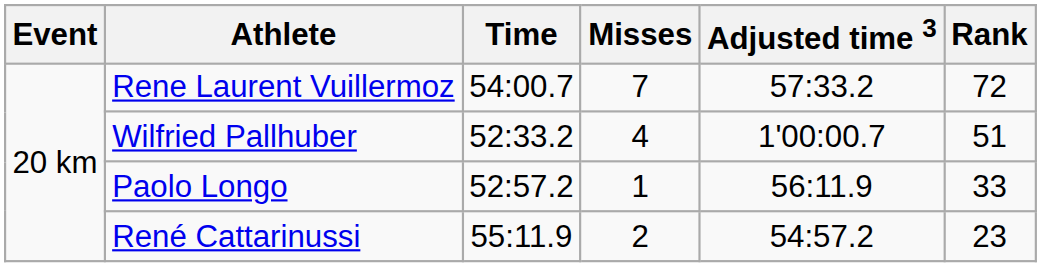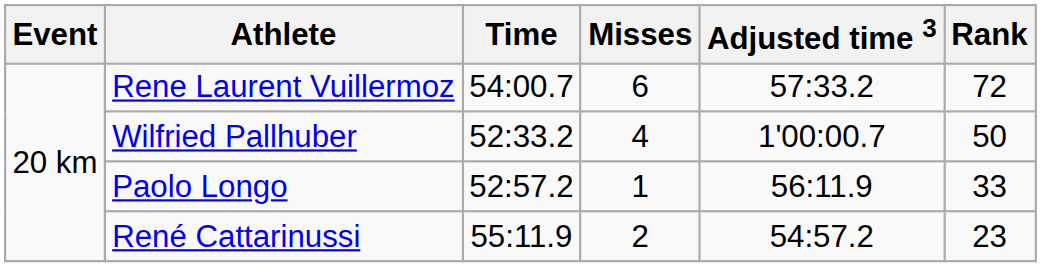(640, 88) 7 -> (640, 88) 6
(990, 137) 51 -> (990, 137) 50
